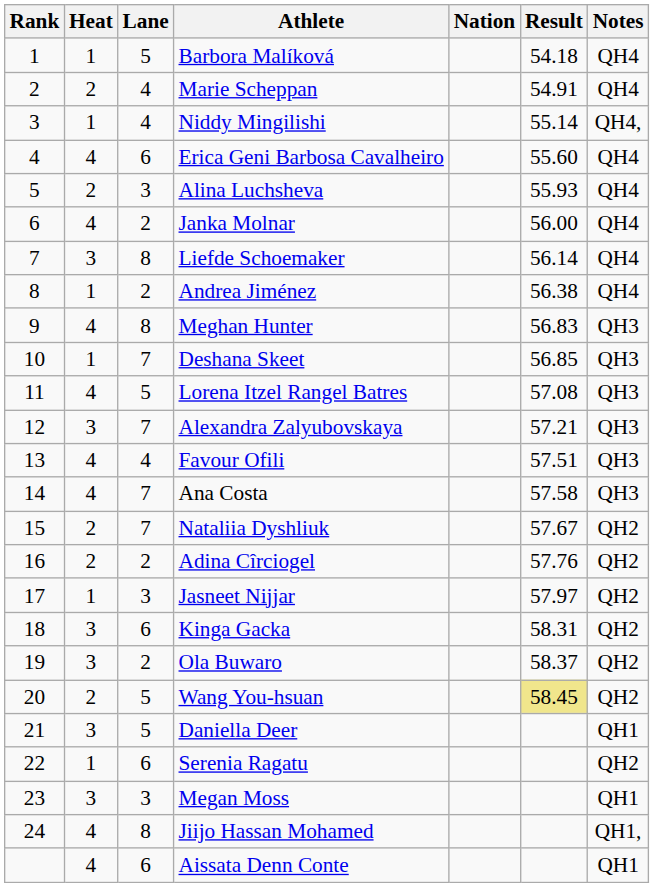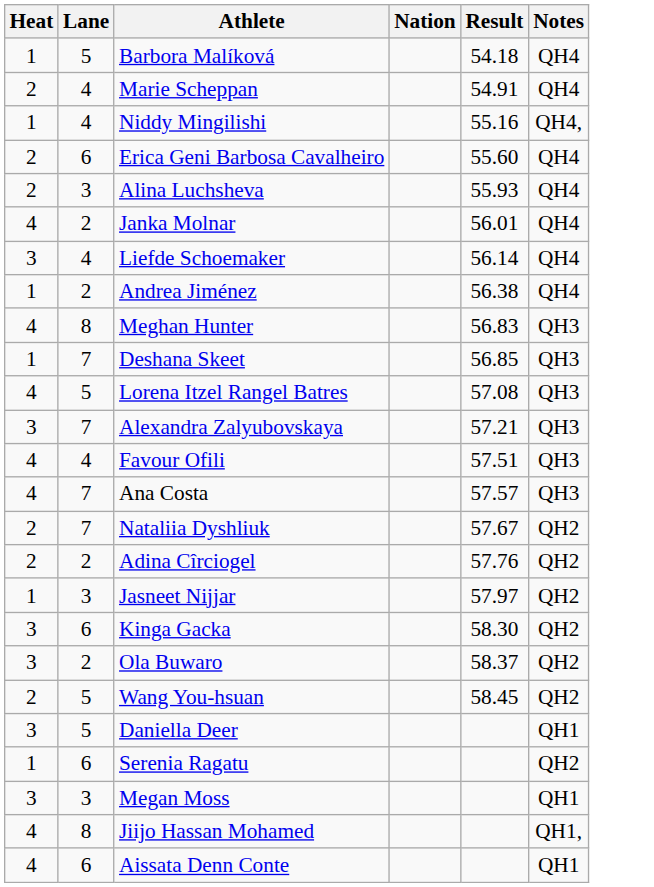- column: (34, 21)
(554, 122) 55.14 -> (494, 122) 55.16
(91, 156) 4 -> (31, 156) 2
(554, 223) 56.00 -> (494, 223) 56.01
(146, 257) 8 -> (86, 257) 4
(554, 493) 57.58 -> (494, 493) 57.57
(554, 628) 58.31 -> (494, 628) 58.30
(554, 696) khaki background -> (494, 696) no background
